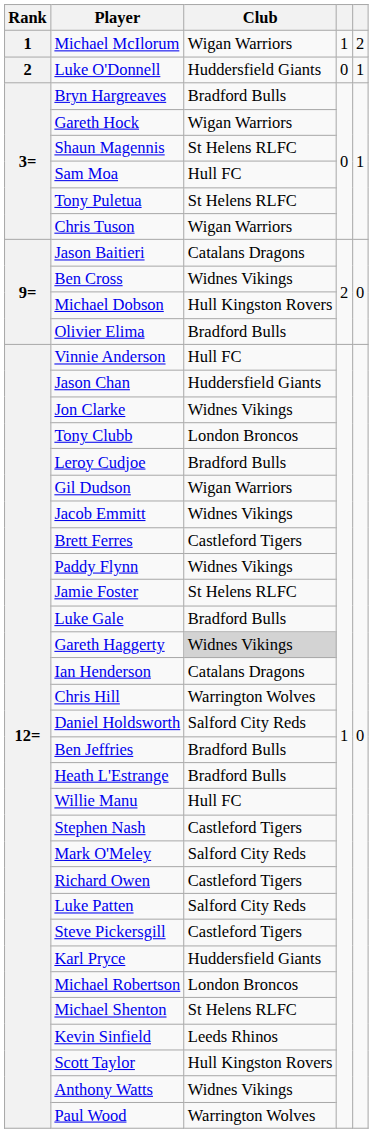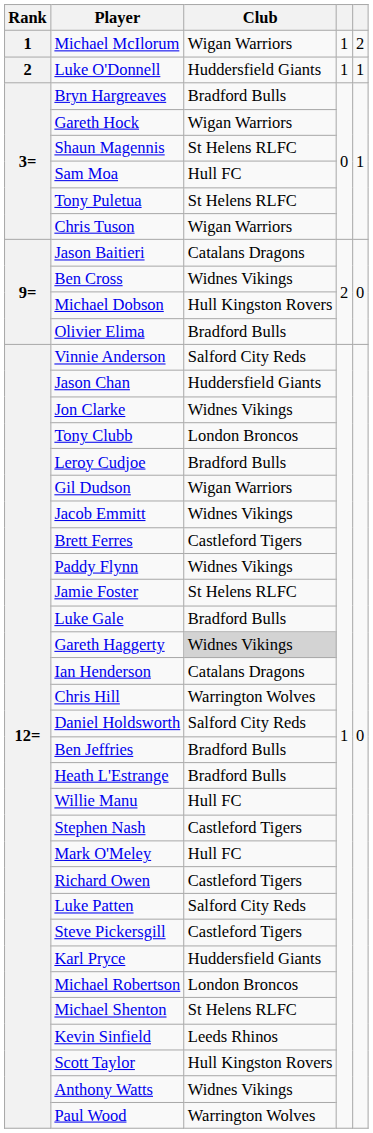(344, 69) 0 -> (344, 69) 1
(215, 357) Hull FC -> (247, 357) Salford City Reds
(247, 853) Salford City Reds -> (215, 853) Hull FC
